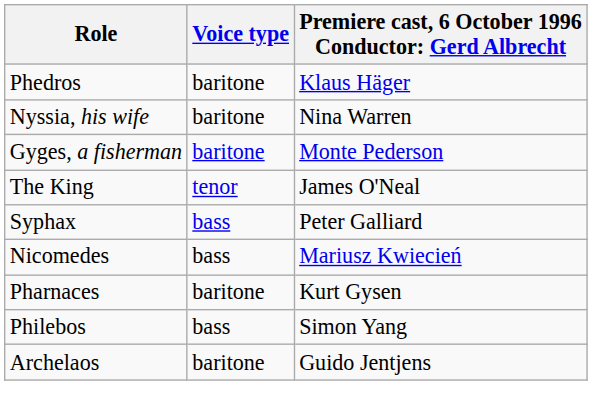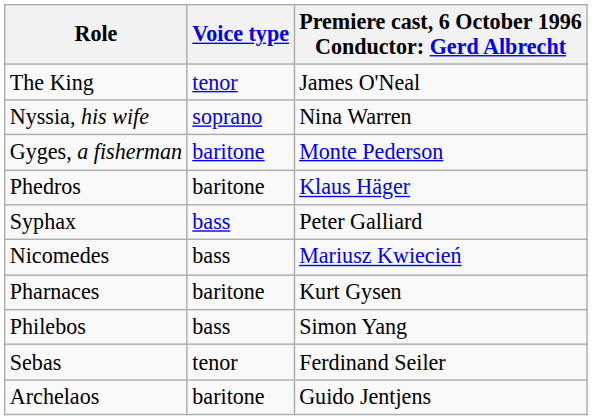rows swapped: (52, 186) <-> (45, 81)
(228, 116) baritone -> (227, 116) soprano
+ row: (36, 362)
